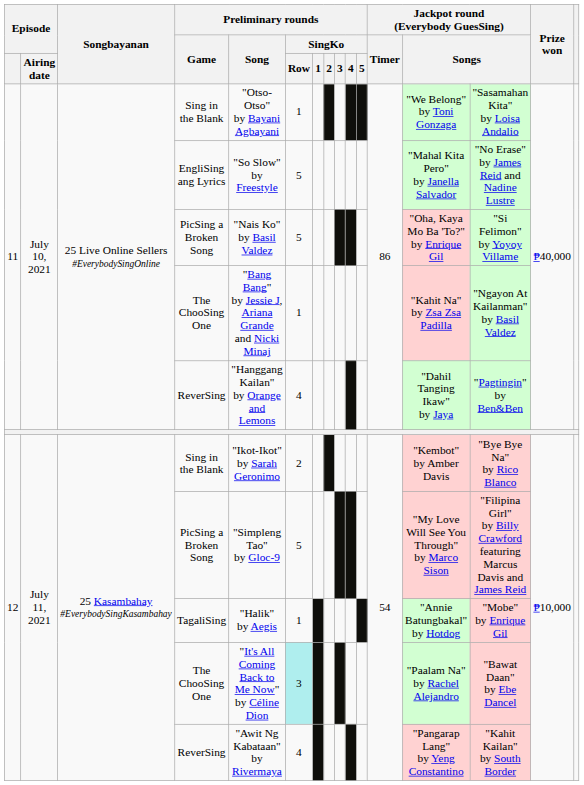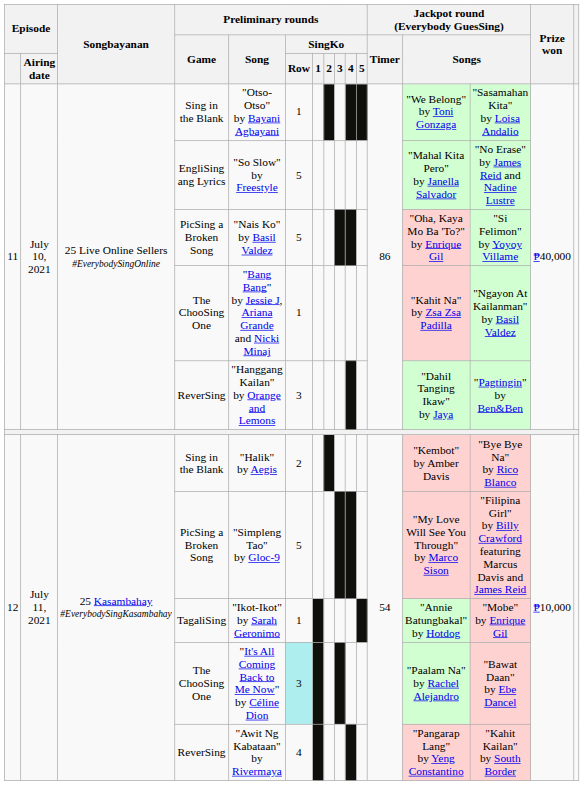(299, 395) 4 -> (299, 395) 3
(257, 463) "Ikot-Ikot" by Sarah Geronimo -> (257, 463) "Halik" by Aegis
(257, 620) "Halik" by Aegis -> (257, 620) "Ikot-Ikot" by Sarah Geronimo
